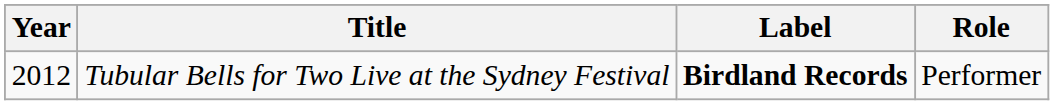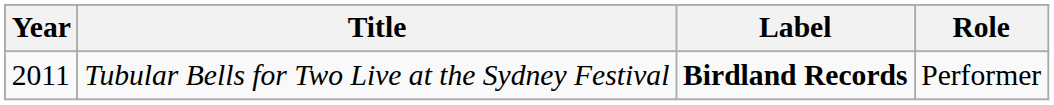(41, 74) 2012 -> (41, 74) 2011
